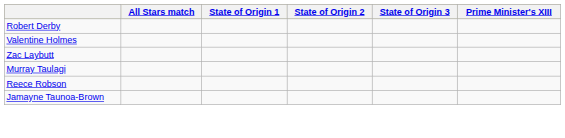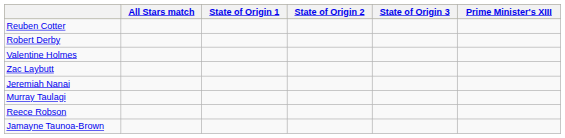+ row: (36, 26)
+ row: (38, 84)
